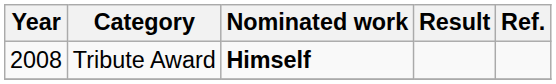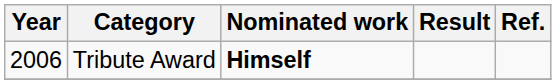(36, 60) 2008 -> (36, 60) 2006
